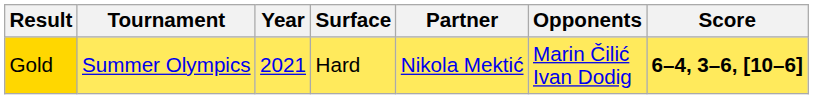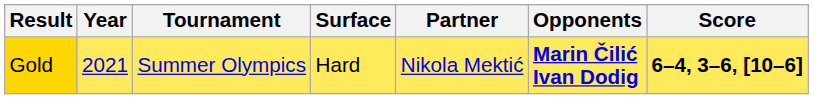columns swapped: (283, 20) <-> (166, 20)
(582, 65) normal -> (586, 65) bold
